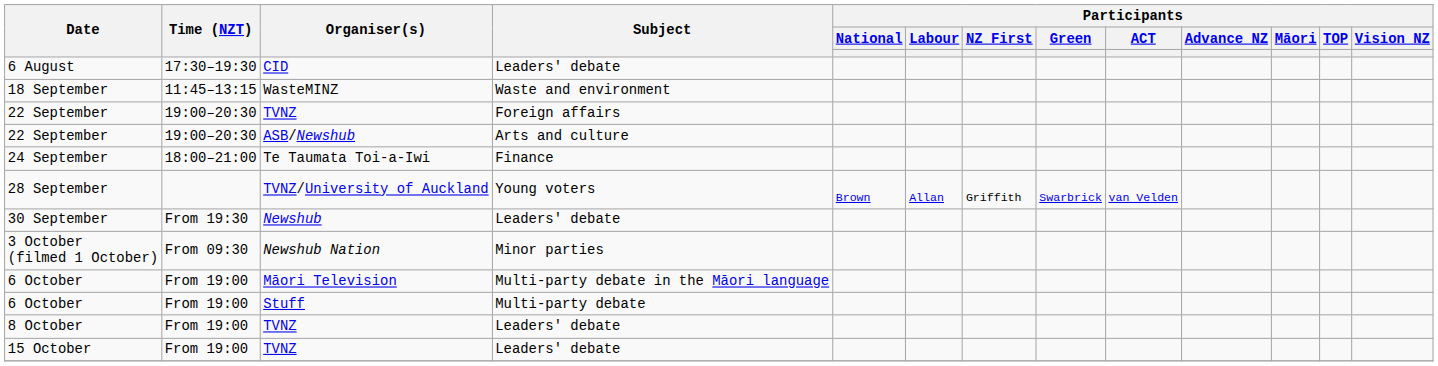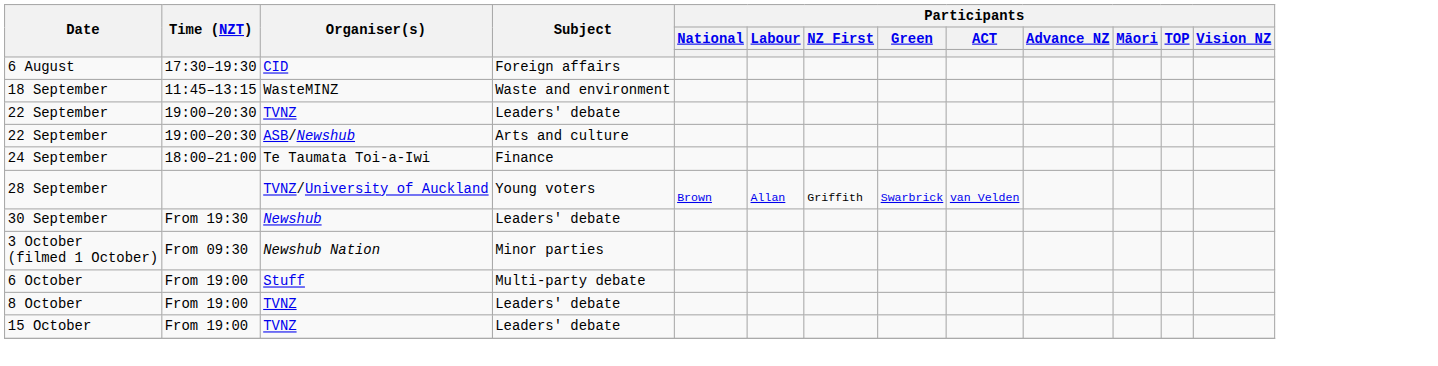(558, 68) Leaders' debate -> (558, 68) Foreign affairs
(558, 113) Foreign affairs -> (558, 113) Leaders' debate
- row: (45, 281)
